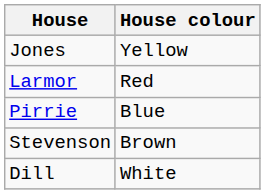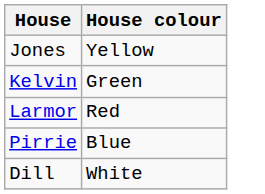+ row: (43, 82)
- row: (60, 143)
